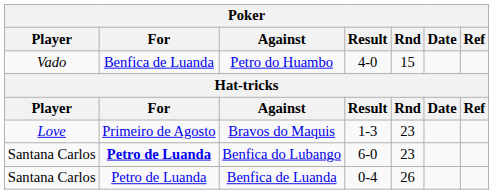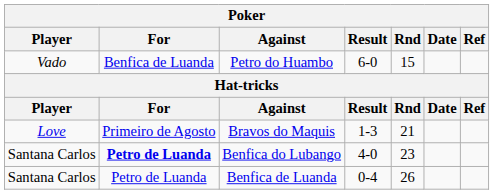(368, 62) 4-0 -> (368, 62) 6-0
(407, 131) 23 -> (407, 131) 21
(368, 154) 6-0 -> (368, 154) 4-0
